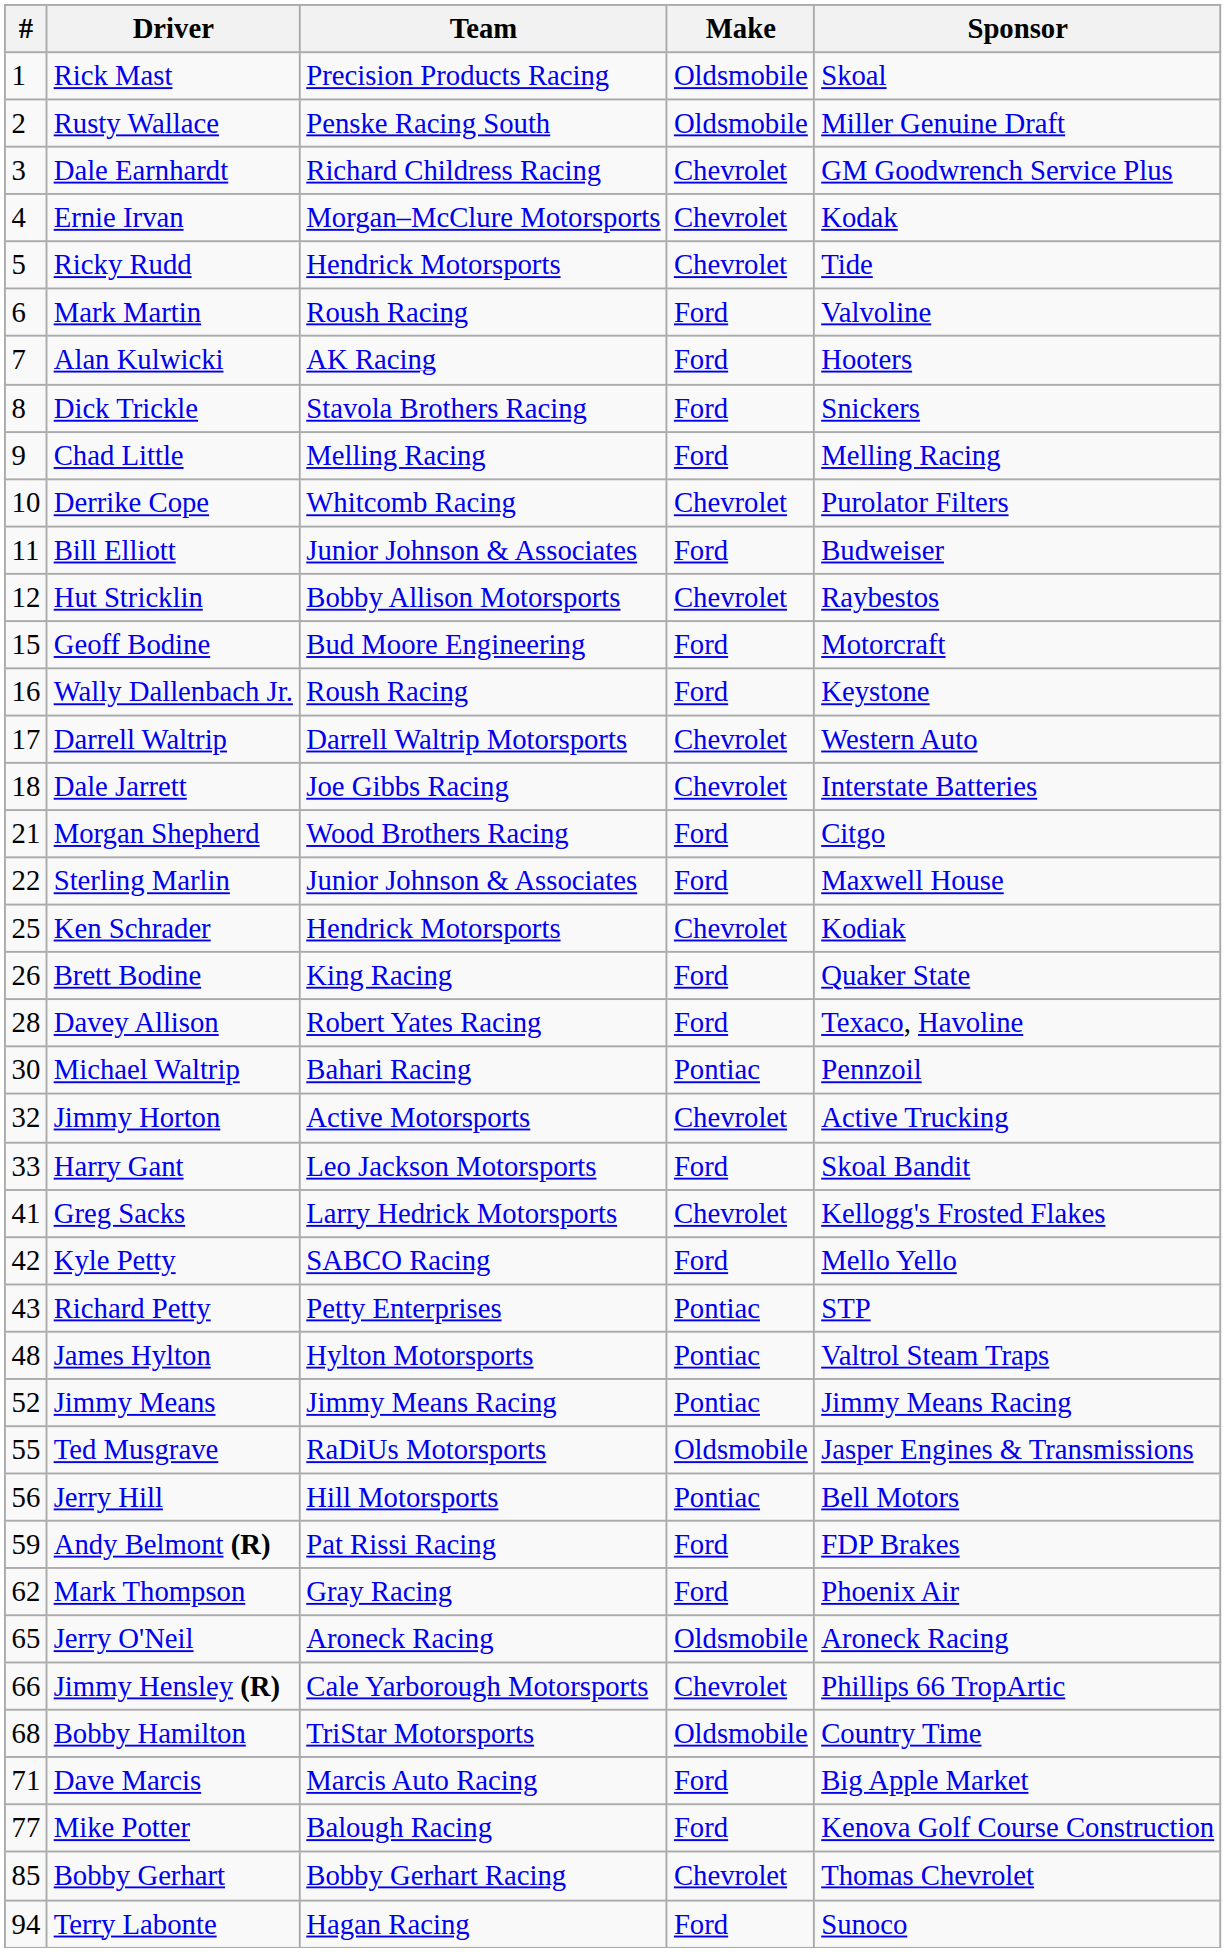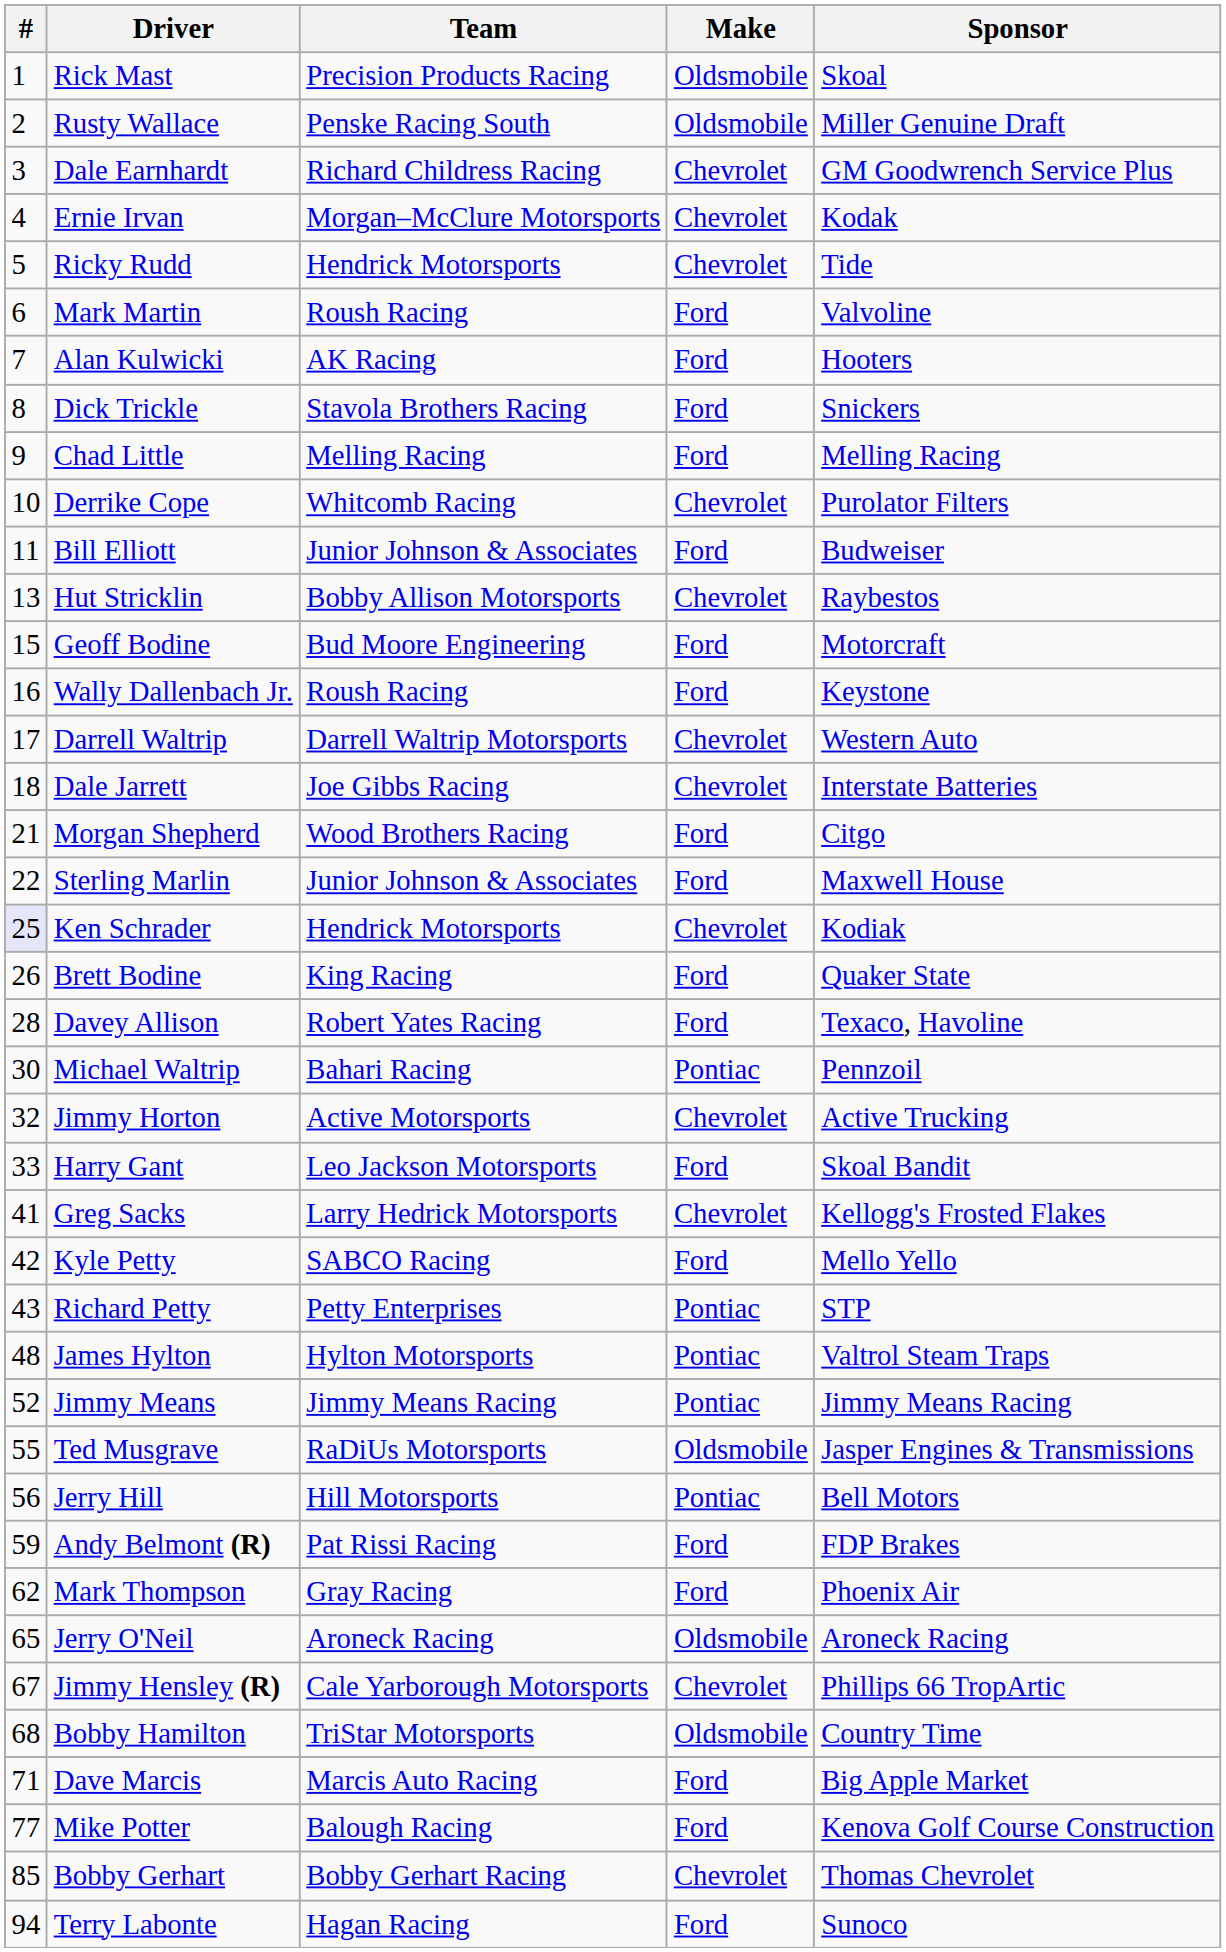(26, 596) 12 -> (26, 596) 13
(26, 928) no background -> (26, 928) lavender background
(26, 1686) 66 -> (26, 1686) 67
